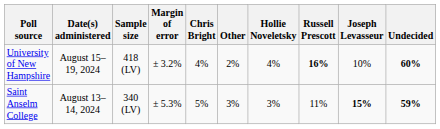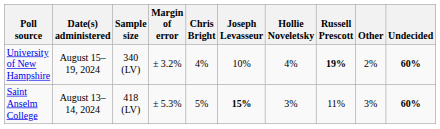columns swapped: (362, 30) <-> (233, 36)
(131, 64) 418 (LV) -> (131, 64) 340 (LV)
(318, 64) 16% -> (336, 64) 19%
(131, 104) 340 (LV) -> (131, 104) 418 (LV)
(411, 104) 59% -> (411, 104) 60%
